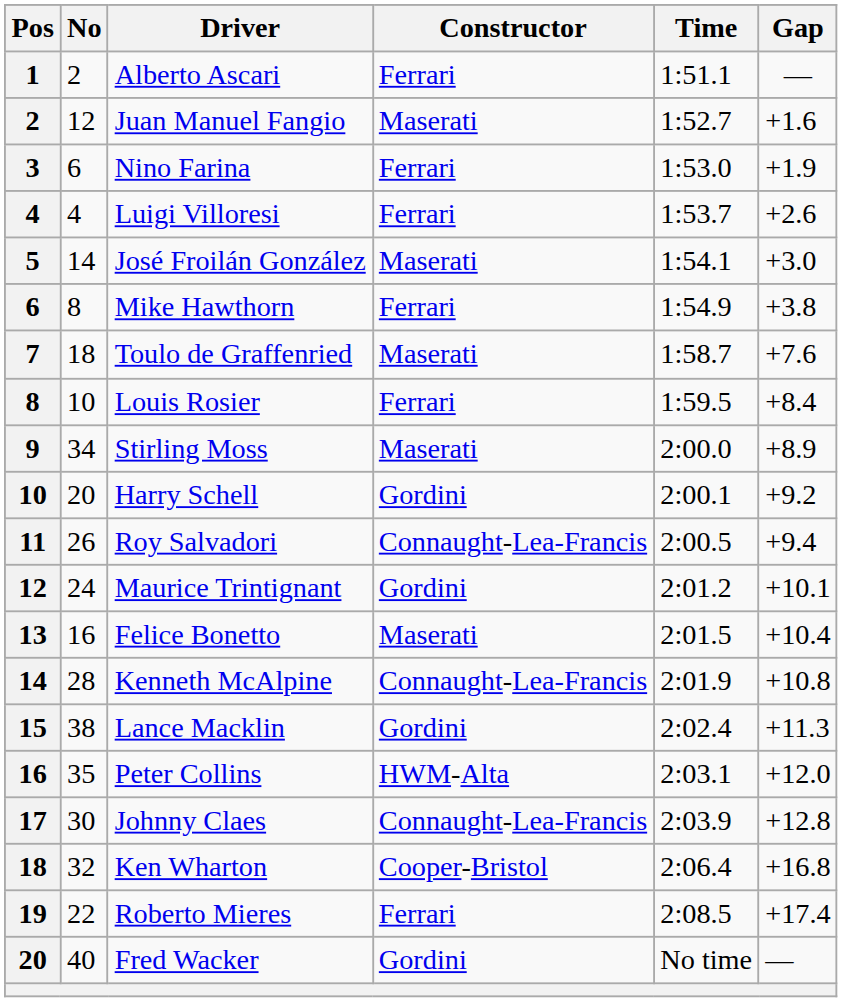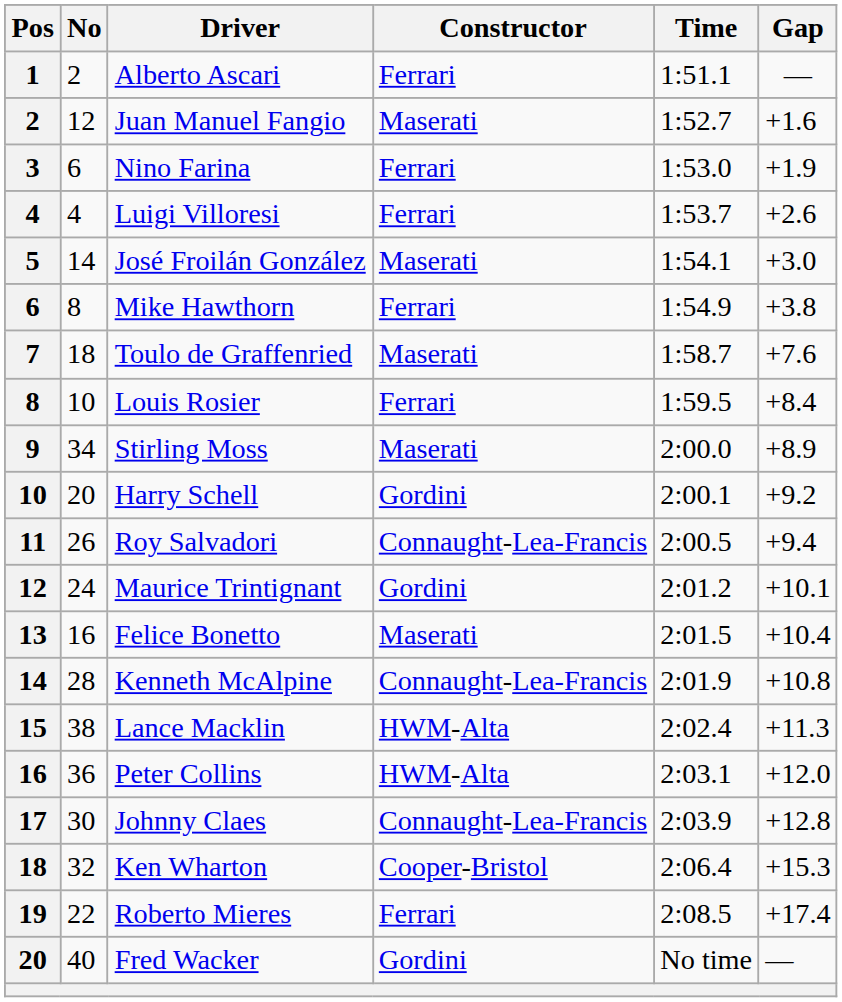(423, 727) Gordini -> (444, 727) HWM-Alta
(81, 773) 35 -> (81, 773) 36
(798, 867) +16.8 -> (798, 867) +15.3
